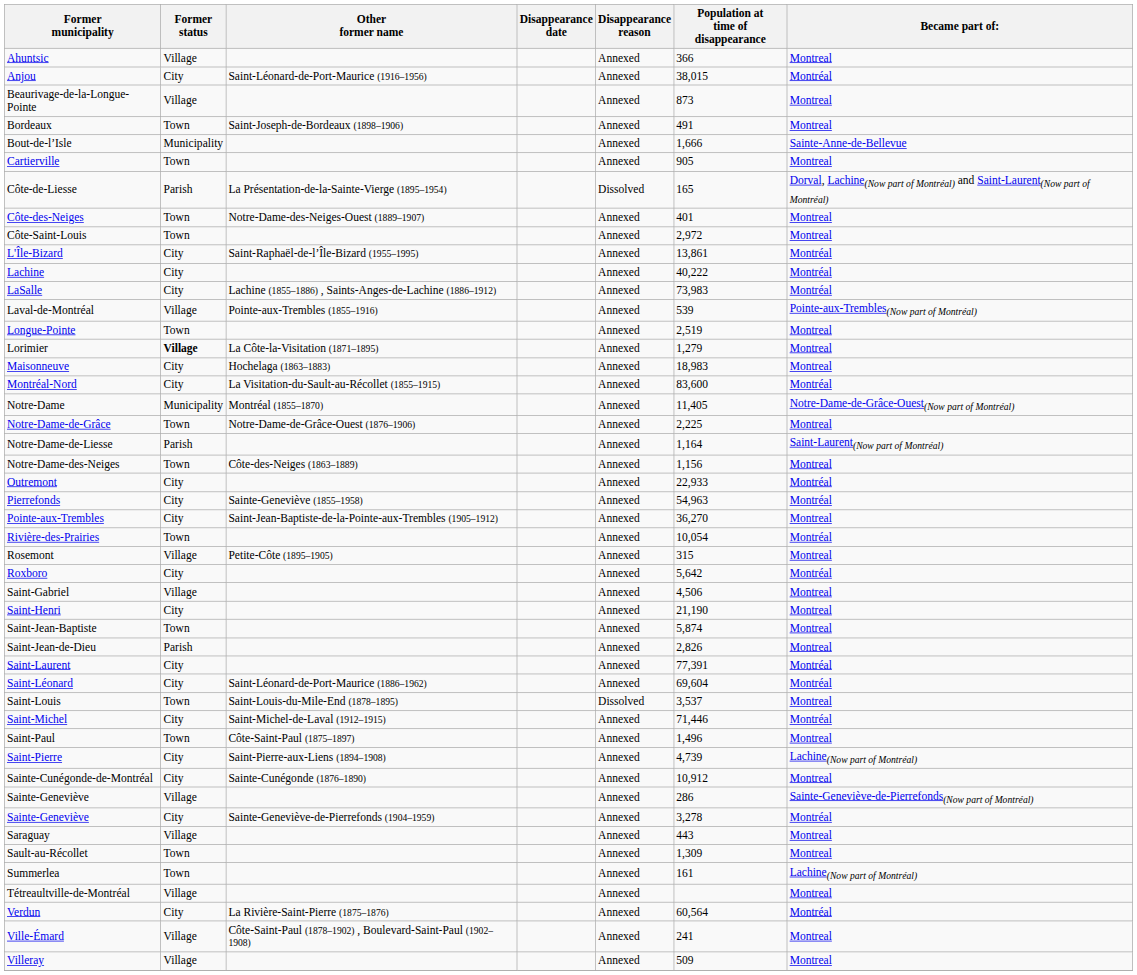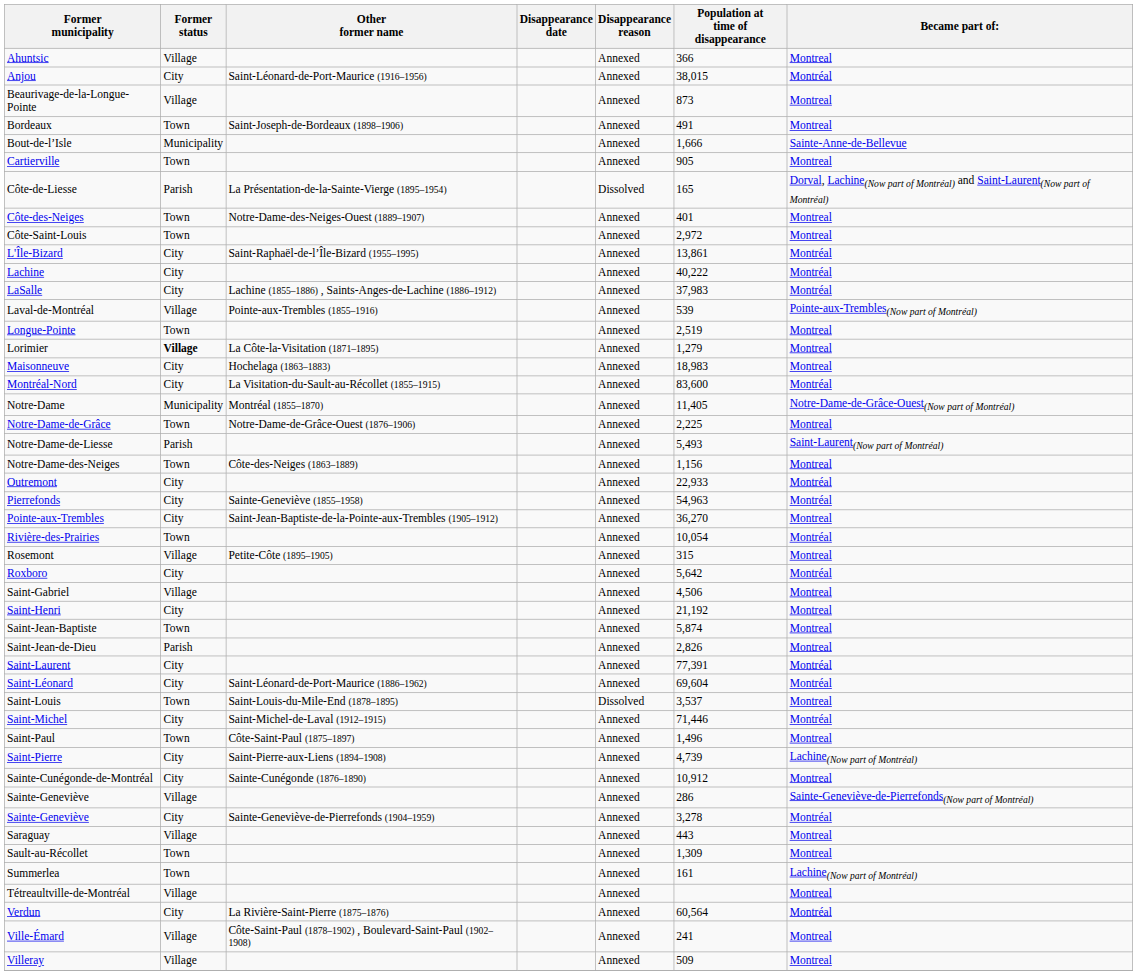(692, 290) 73,983 -> (692, 290) 37,983
(689, 444) 1,164 -> (689, 444) 5,493
(692, 610) 21,190 -> (692, 610) 21,192
